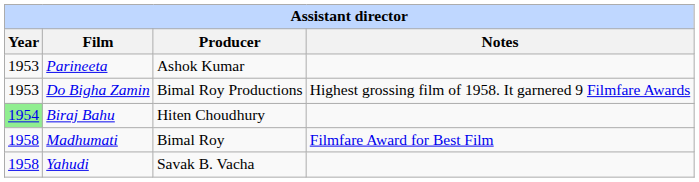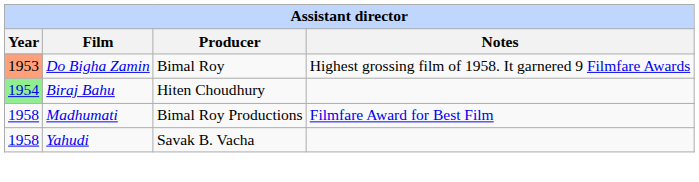- row: (77, 66)
(24, 90) no background -> (24, 66) lightsalmon background
(230, 90) Bimal Roy Productions -> (191, 66) Bimal Roy
(191, 139) Bimal Roy -> (230, 115) Bimal Roy Productions
